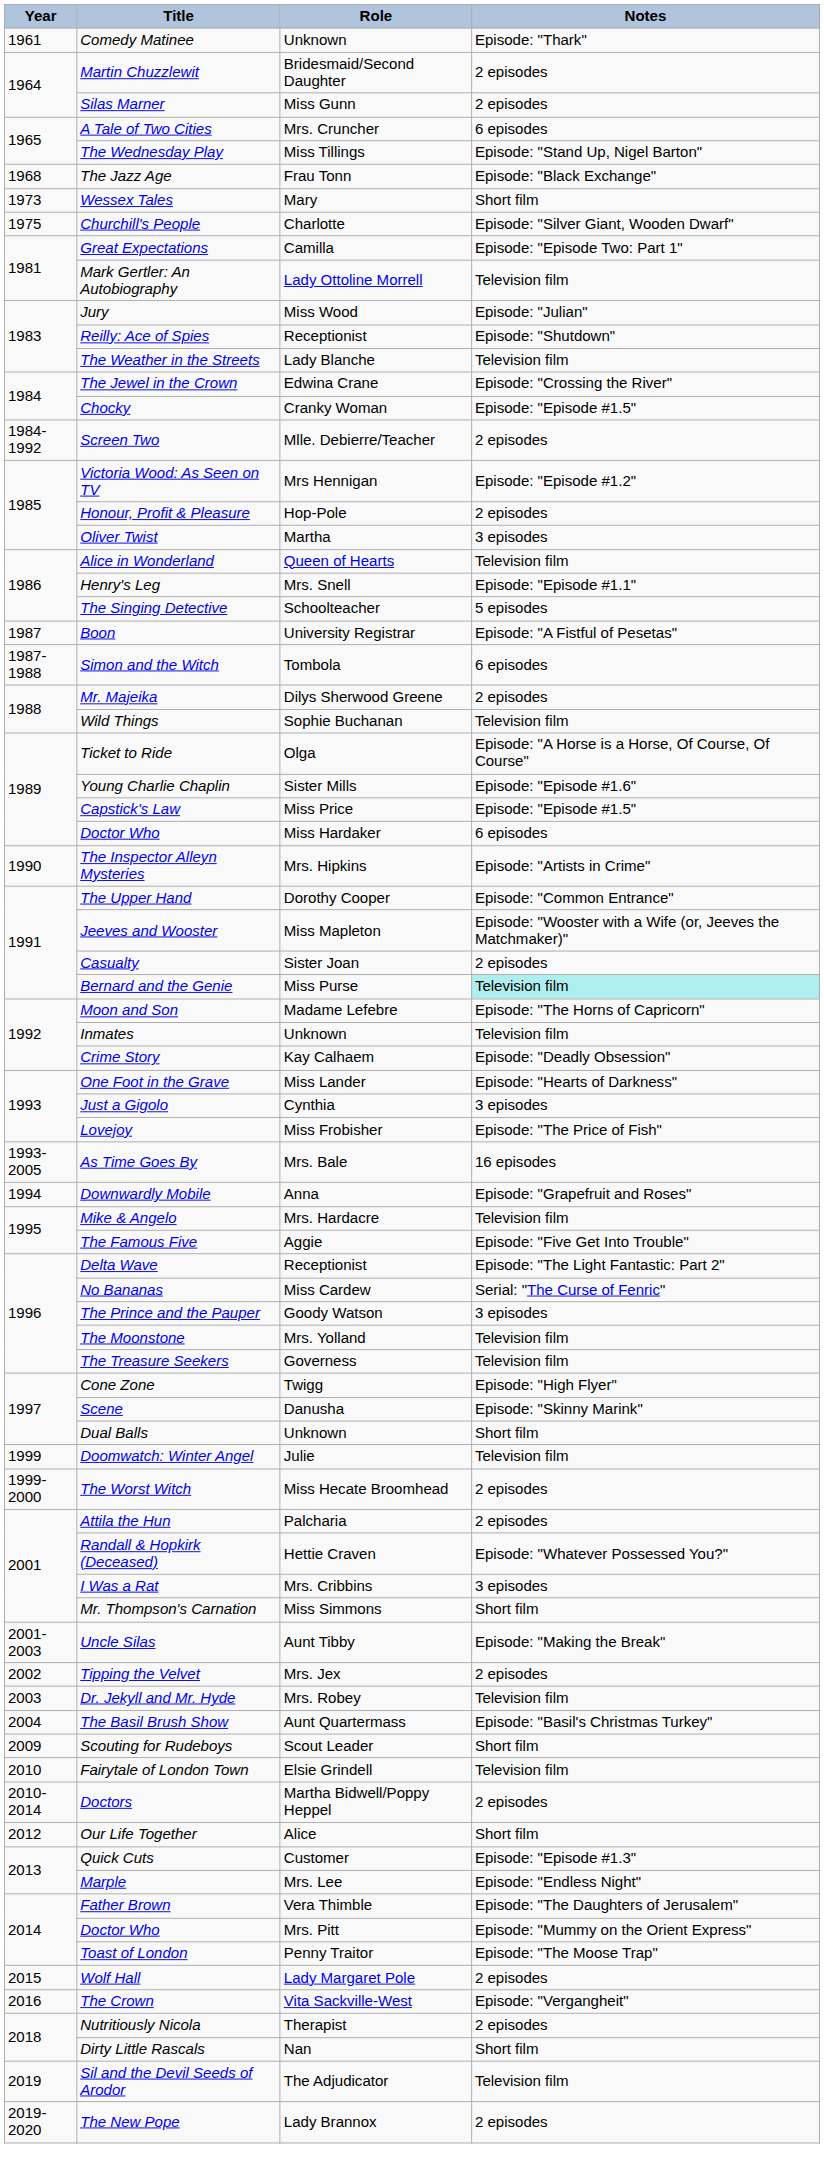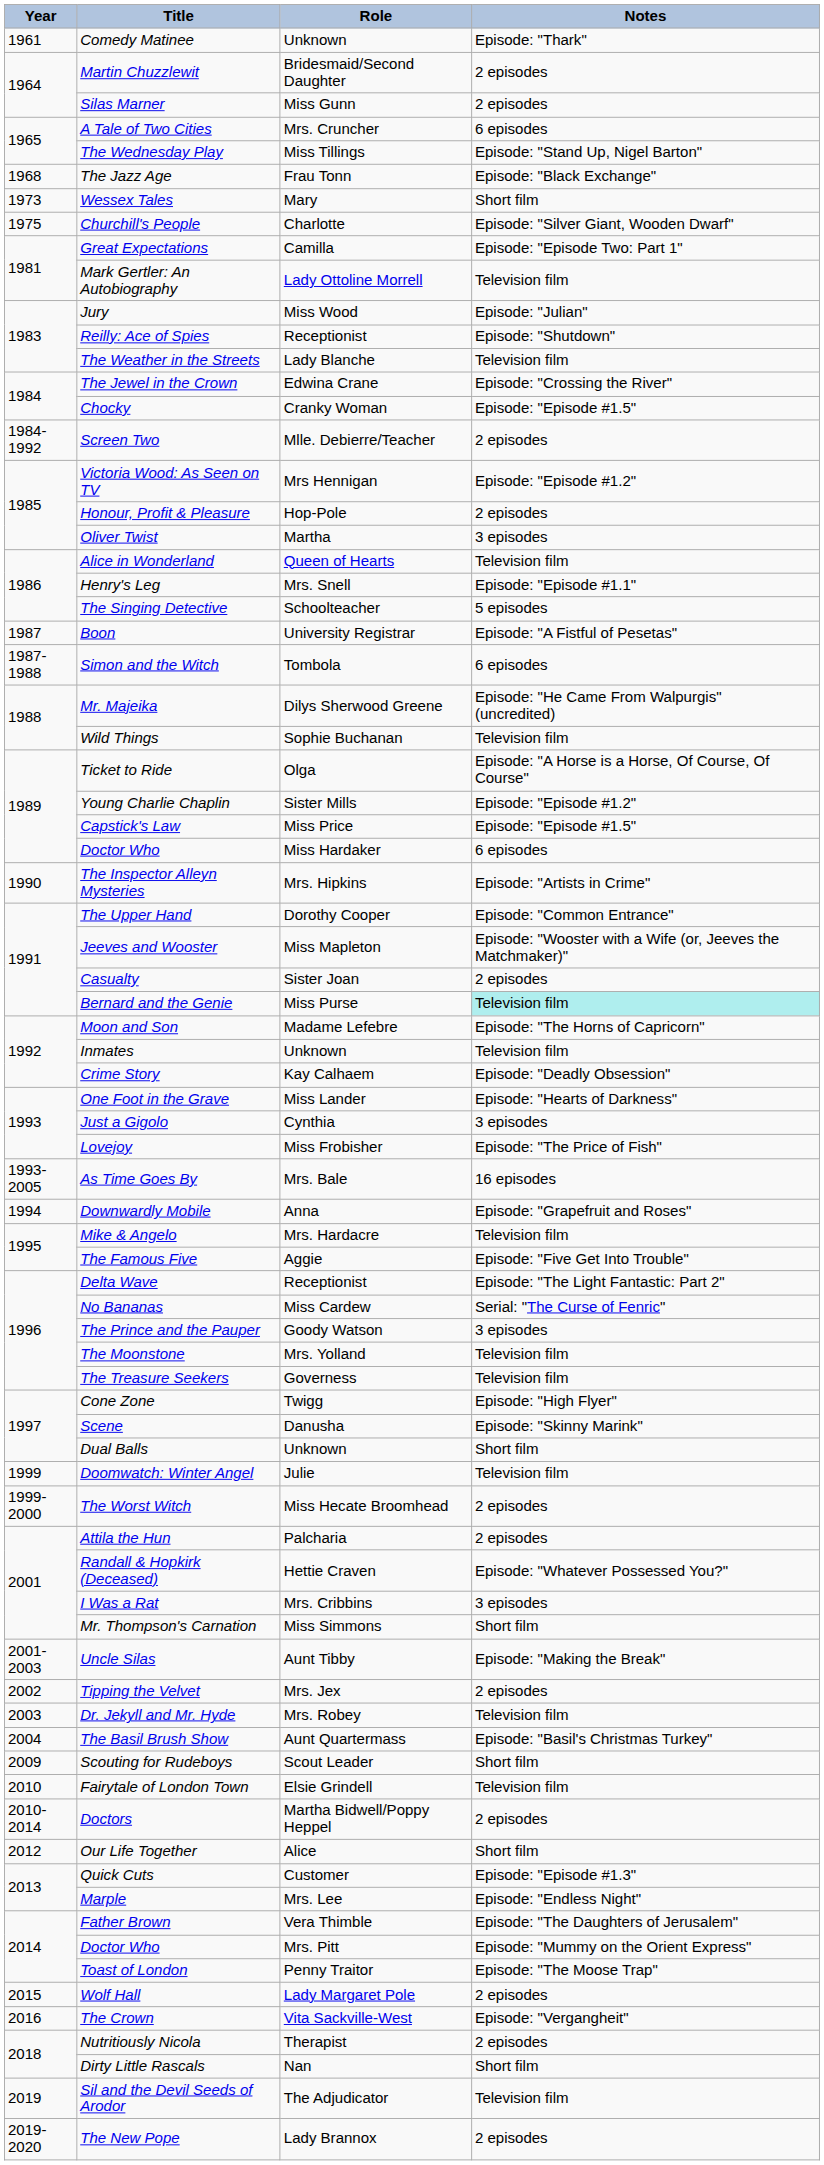(511, 697) 2 episodes -> (598, 705) Episode: "He Came From Walpurgis" (uncredited)
(555, 785) Episode: "Episode #1.6" -> (555, 802) Episode: "Episode #1.2"
